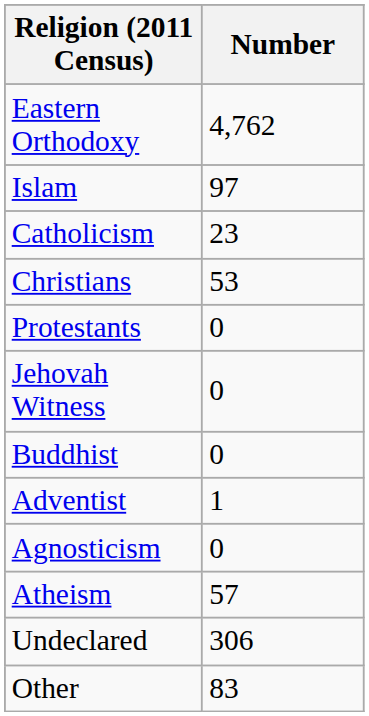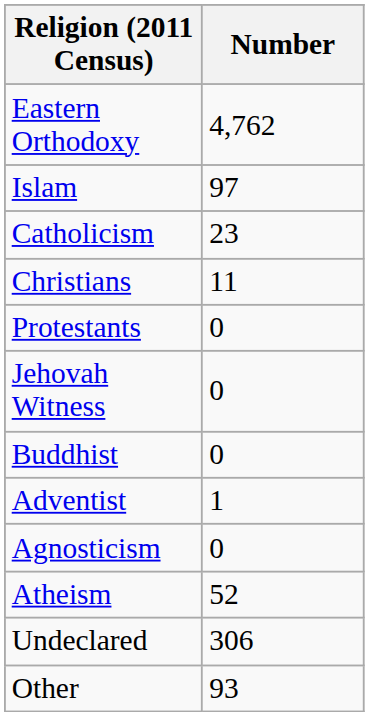(224, 280) 53 -> (223, 280) 11
(224, 594) 57 -> (224, 594) 52
(224, 687) 83 -> (224, 687) 93
